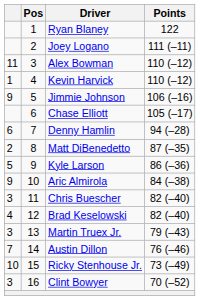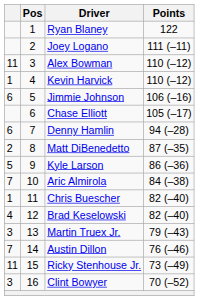(10, 97) 9 -> (10, 97) 6
(10, 181) 9 -> (10, 181) 7
(10, 198) 3 -> (10, 198) 1
(13, 266) 10 -> (12, 266) 11
